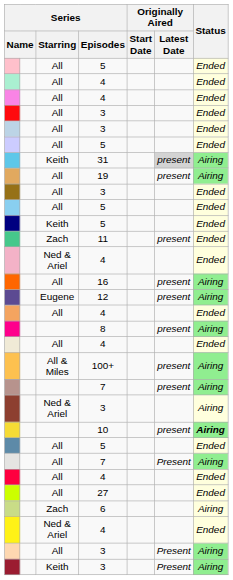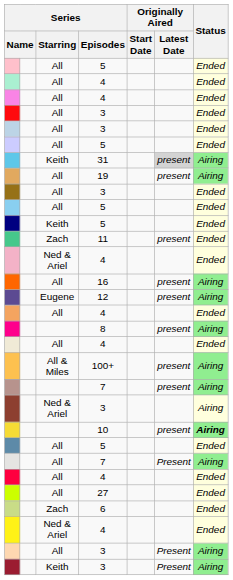(211, 508) Airing -> (211, 508) Ended
